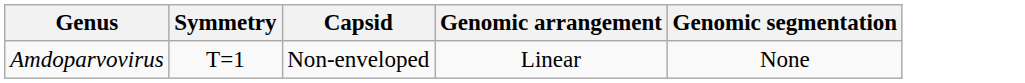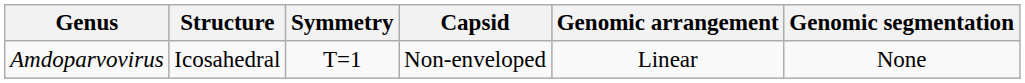+ column: (227, 22)
